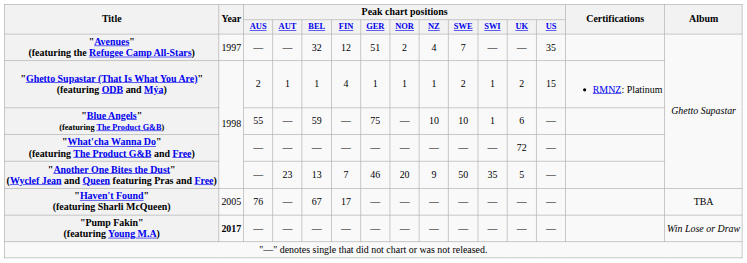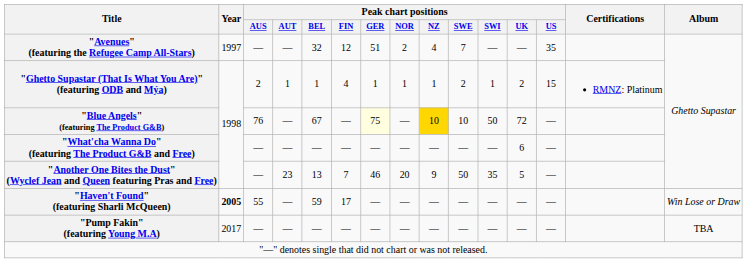(258, 121) 55 -> (258, 121) 76
(317, 121) 59 -> (317, 121) 67
(375, 121) no background -> (375, 121) lightyellow background
(434, 121) no background -> (434, 121) gold background
(492, 121) 1 -> (492, 121) 50
(522, 121) 6 -> (522, 121) 72
(522, 148) 72 -> (522, 148) 6
(231, 201) normal -> (231, 201) bold
(258, 201) 76 -> (258, 201) 55
(317, 201) 67 -> (317, 201) 59
(704, 201) TBA -> (704, 201) Win Lose or Draw
(231, 228) bold -> (231, 228) normal
(704, 228) Win Lose or Draw -> (704, 228) TBA
